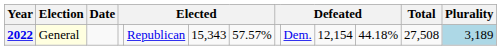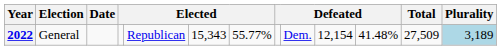(59, 34) lightyellow background -> (59, 34) no background
(252, 34) 57.57% -> (252, 34) 55.77%
(378, 34) 44.18% -> (378, 34) 41.48%
(422, 34) 27,508 -> (422, 34) 27,509
